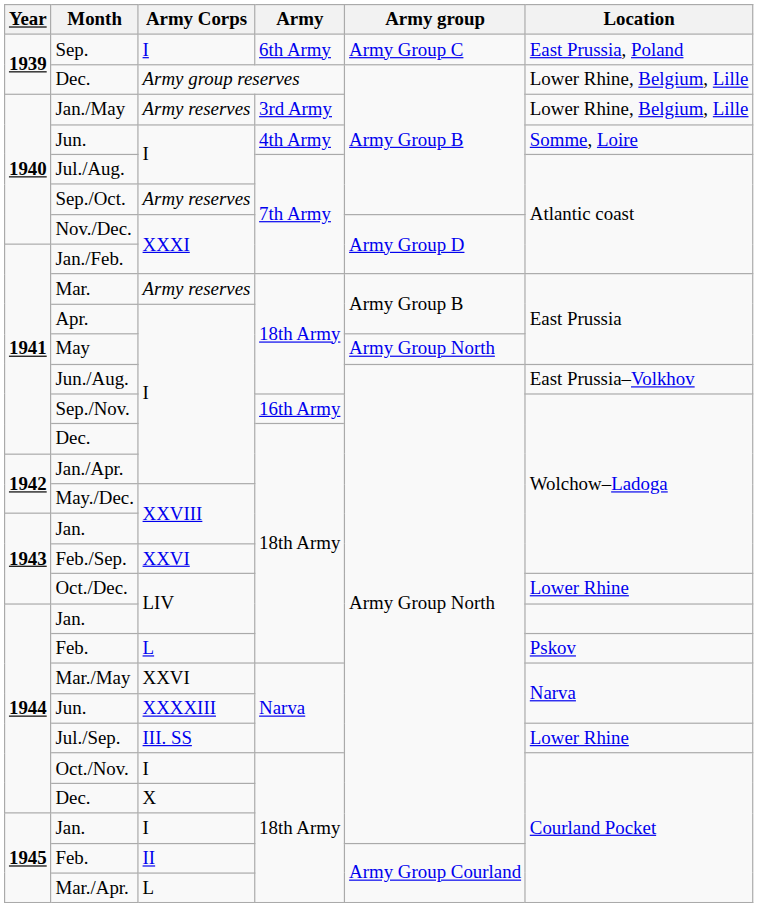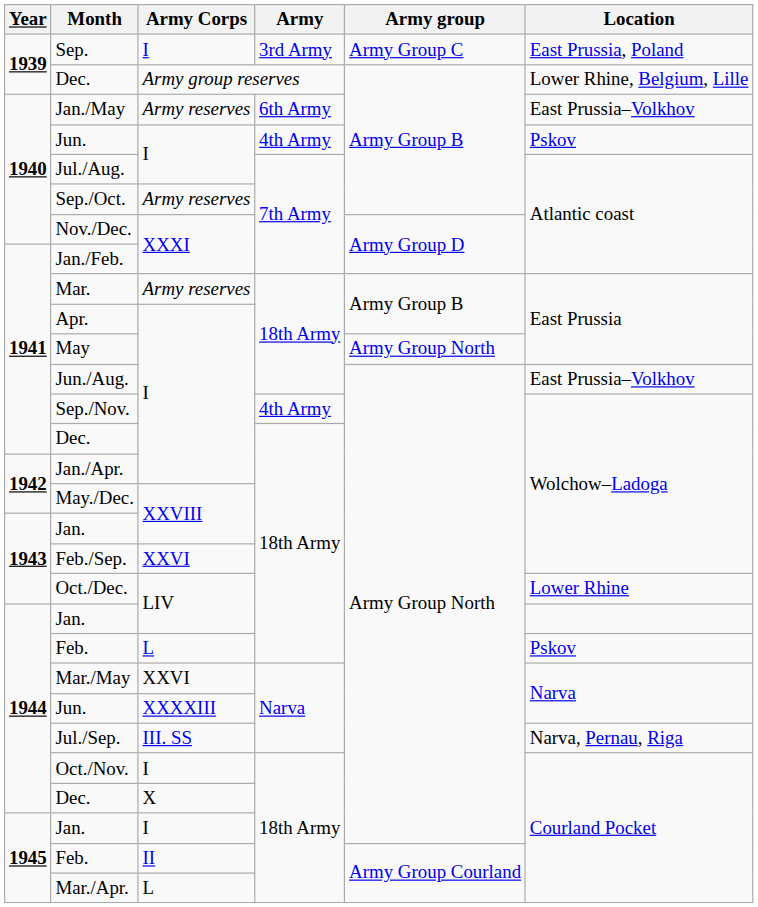(295, 49) 6th Army -> (296, 49) 3rd Army
(296, 109) 3rd Army -> (295, 109) 6th Army
(639, 109) Lower Rhine, Belgium, Lille -> (612, 109) East Prussia–Volkhov
(584, 139) Somme, Loire -> (553, 139) Pskov
(300, 408) 16th Army -> (295, 408) 4th Army
(579, 738) Lower Rhine -> (606, 738) Narva, Pernau, Riga
